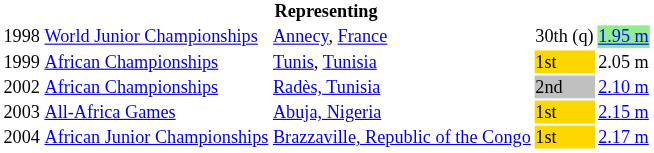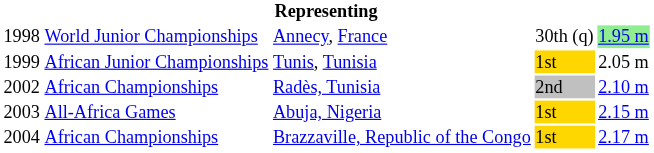(131, 61) African Championships -> (156, 61) African Junior Championships
(156, 137) African Junior Championships -> (131, 137) African Championships
